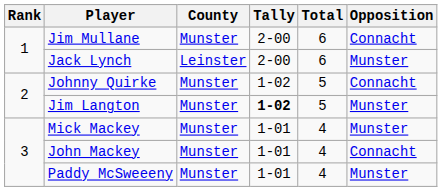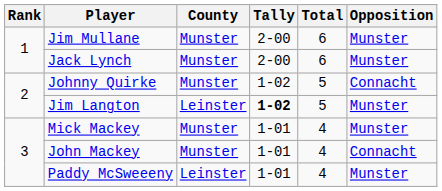(383, 39) Connacht -> (379, 39) Munster
(213, 61) Leinster -> (209, 61) Munster
(209, 107) Munster -> (213, 107) Leinster
(209, 175) Munster -> (213, 175) Leinster
